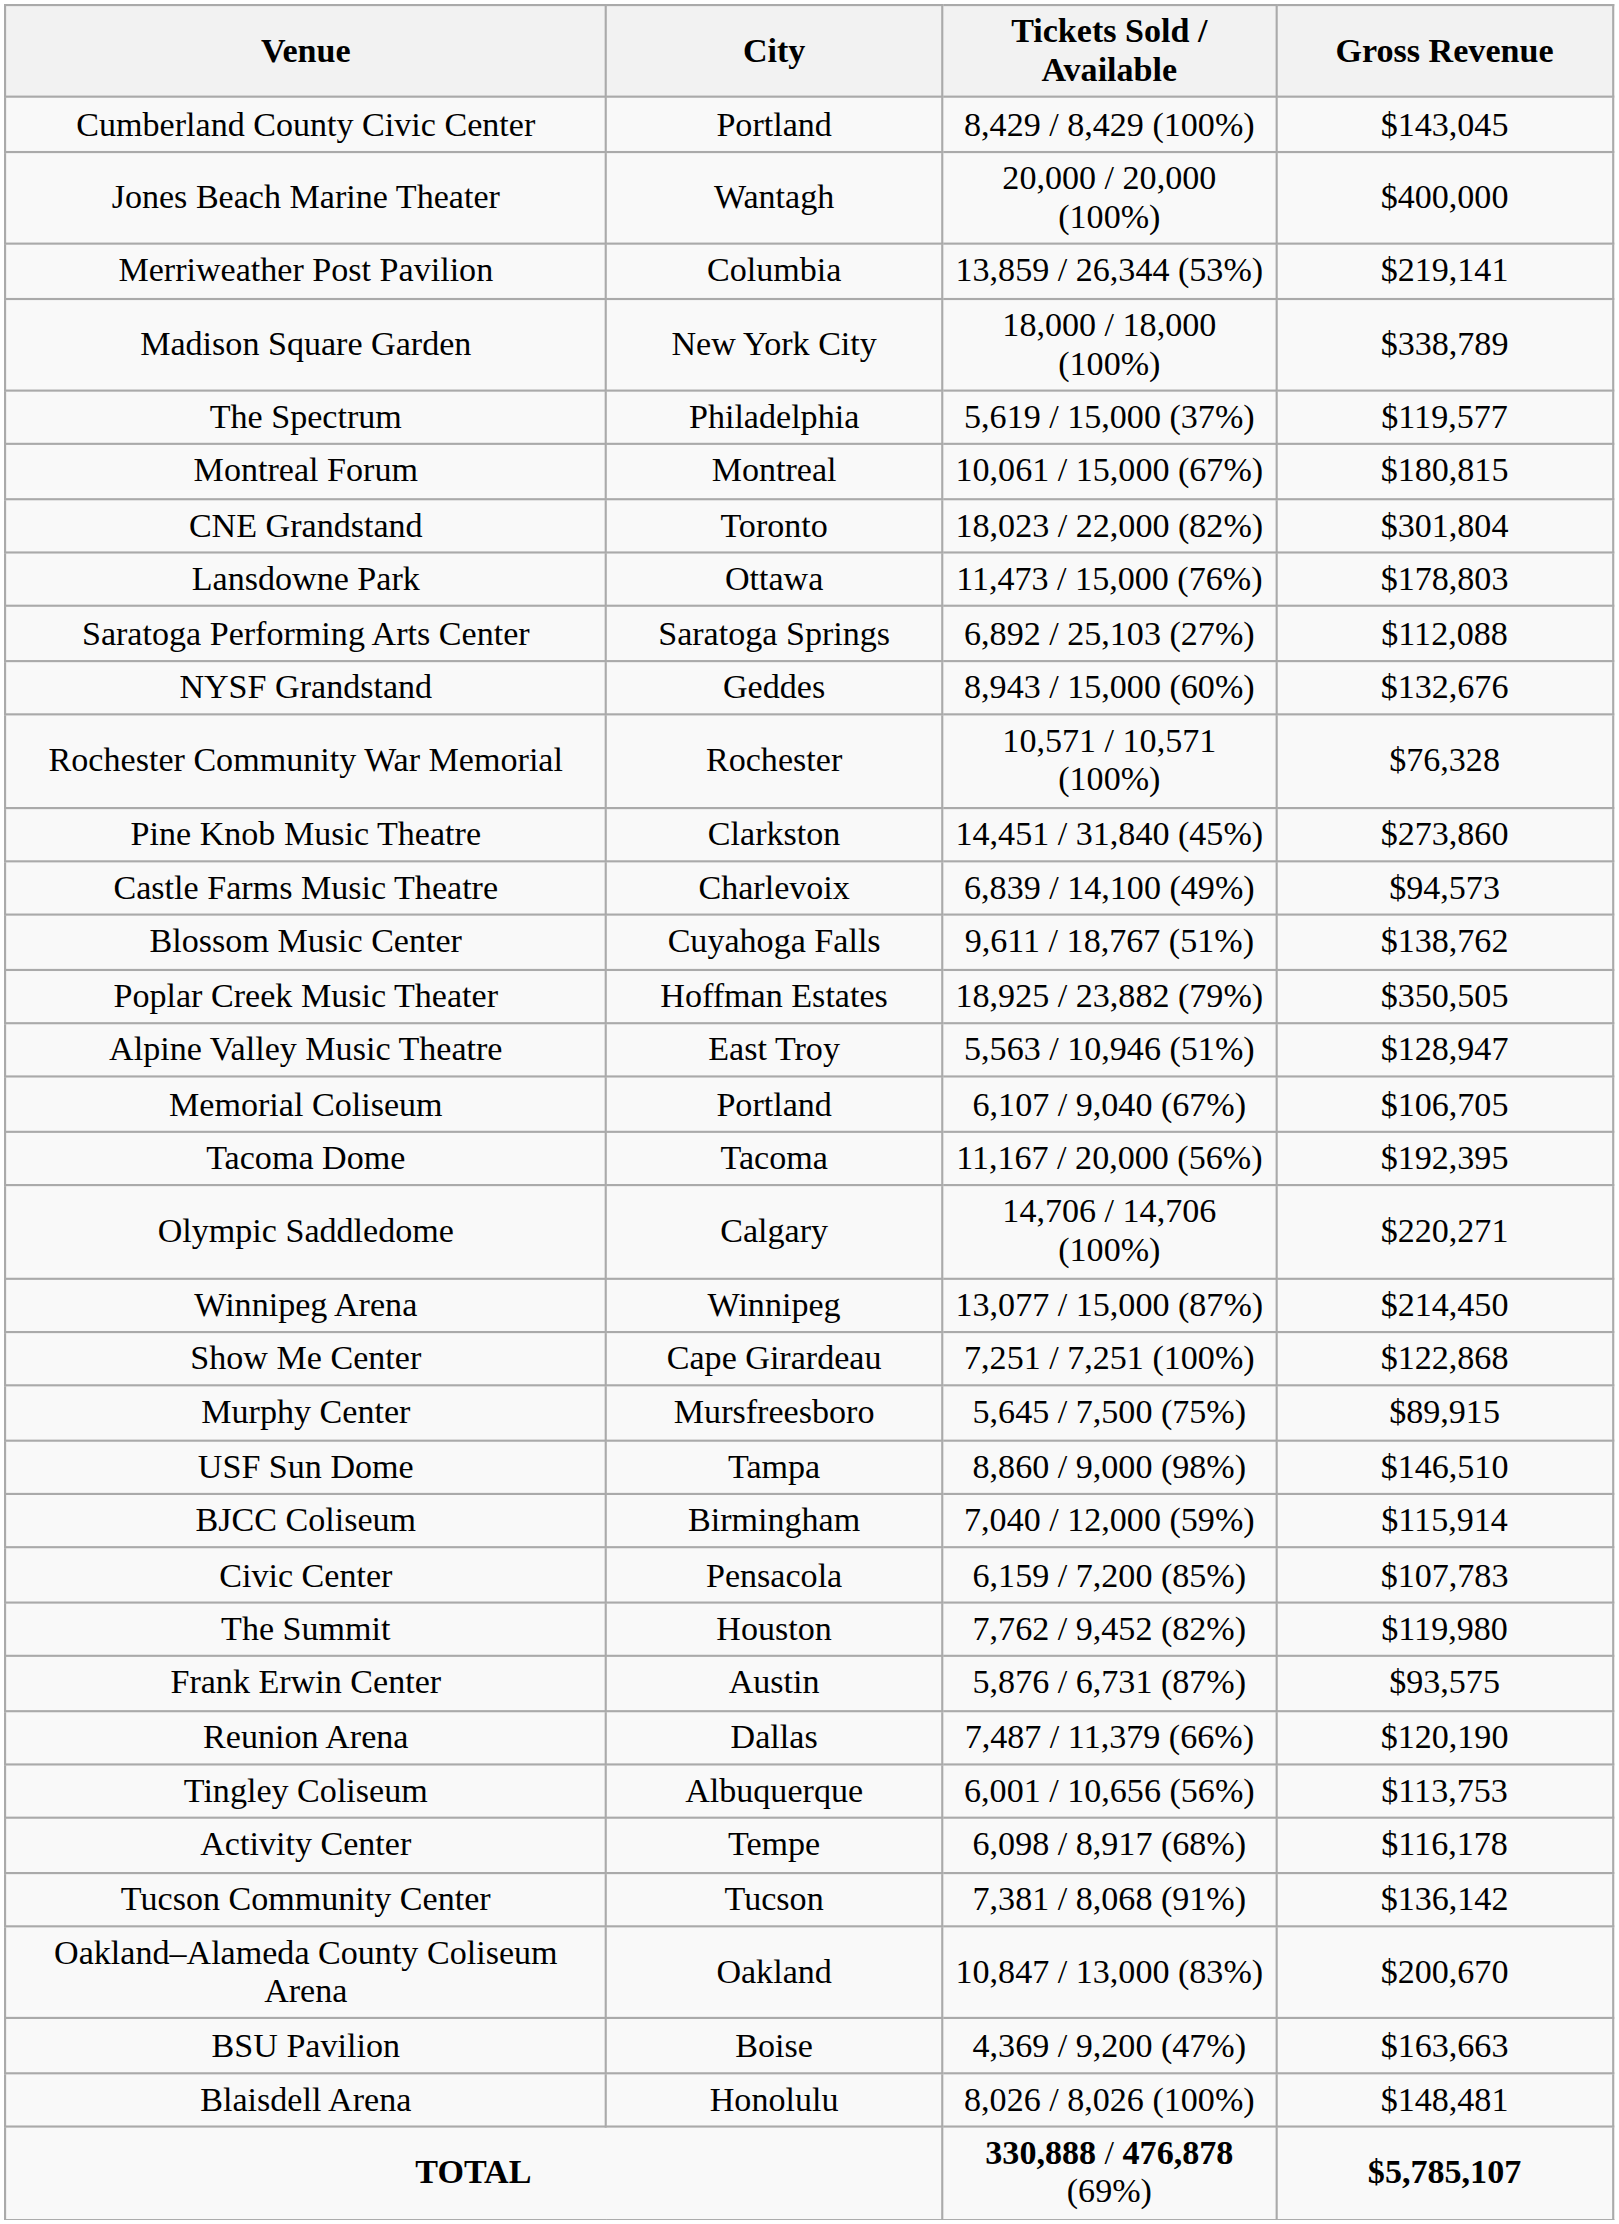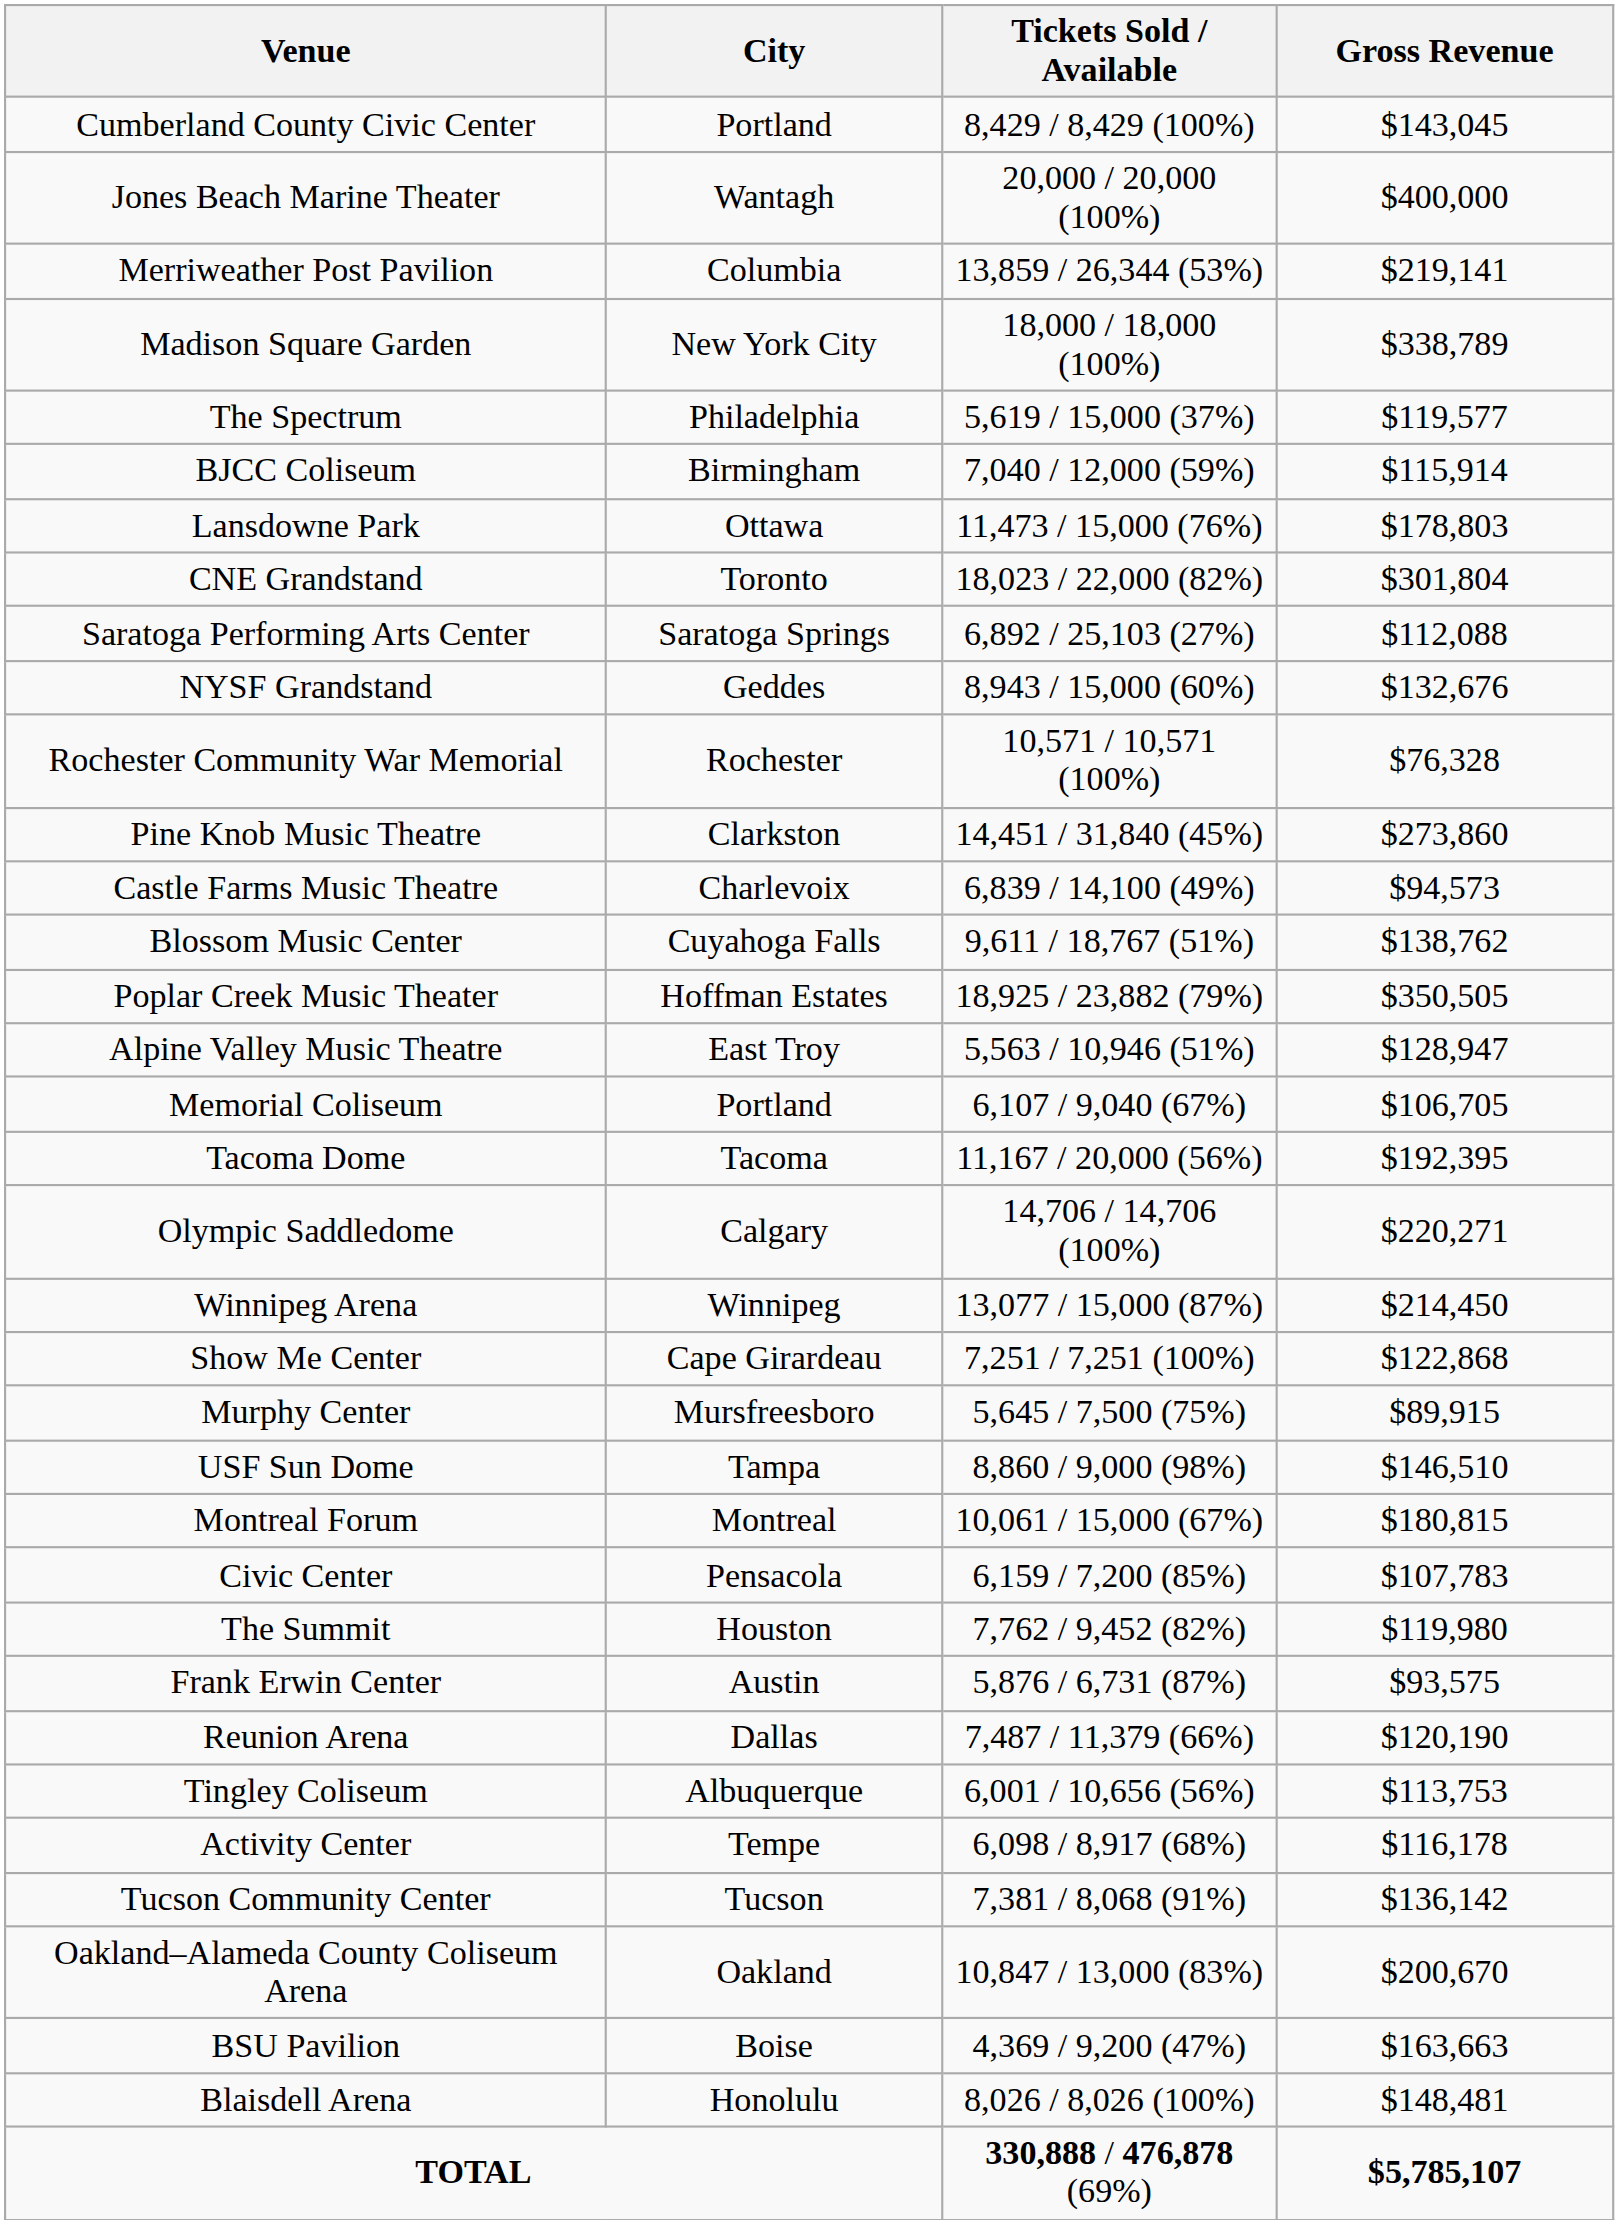rows swapped: (306, 470) <-> (306, 1520)
rows swapped: (306, 524) <-> (306, 578)
